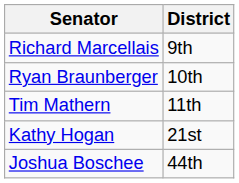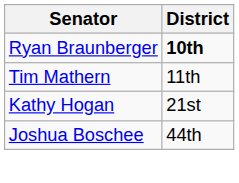- row: (84, 47)
(185, 76) normal -> (185, 47) bold
